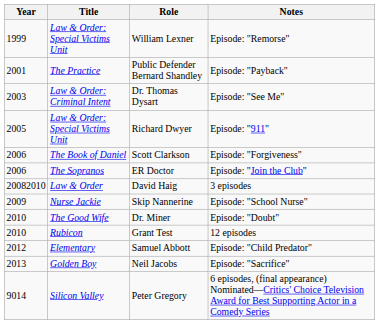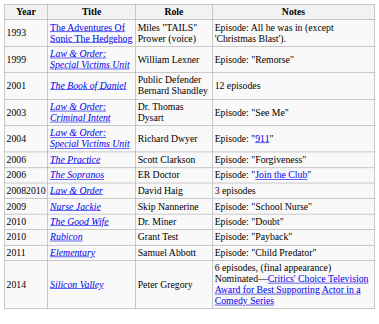+ row: (167, 33)
(75, 70) The Practice -> (88, 86) The Book of Daniel
(249, 70) Episode: "Payback" -> (238, 86) 12 episodes
(16, 129) 2005 -> (16, 139) 2004
(88, 155) The Book of Daniel -> (75, 160) The Practice
(233, 232) 12 episodes -> (253, 237) Episode: "Payback"
(16, 248) 2012 -> (16, 252) 2011
- row: (154, 263)
(16, 295) 9014 -> (16, 284) 2014
